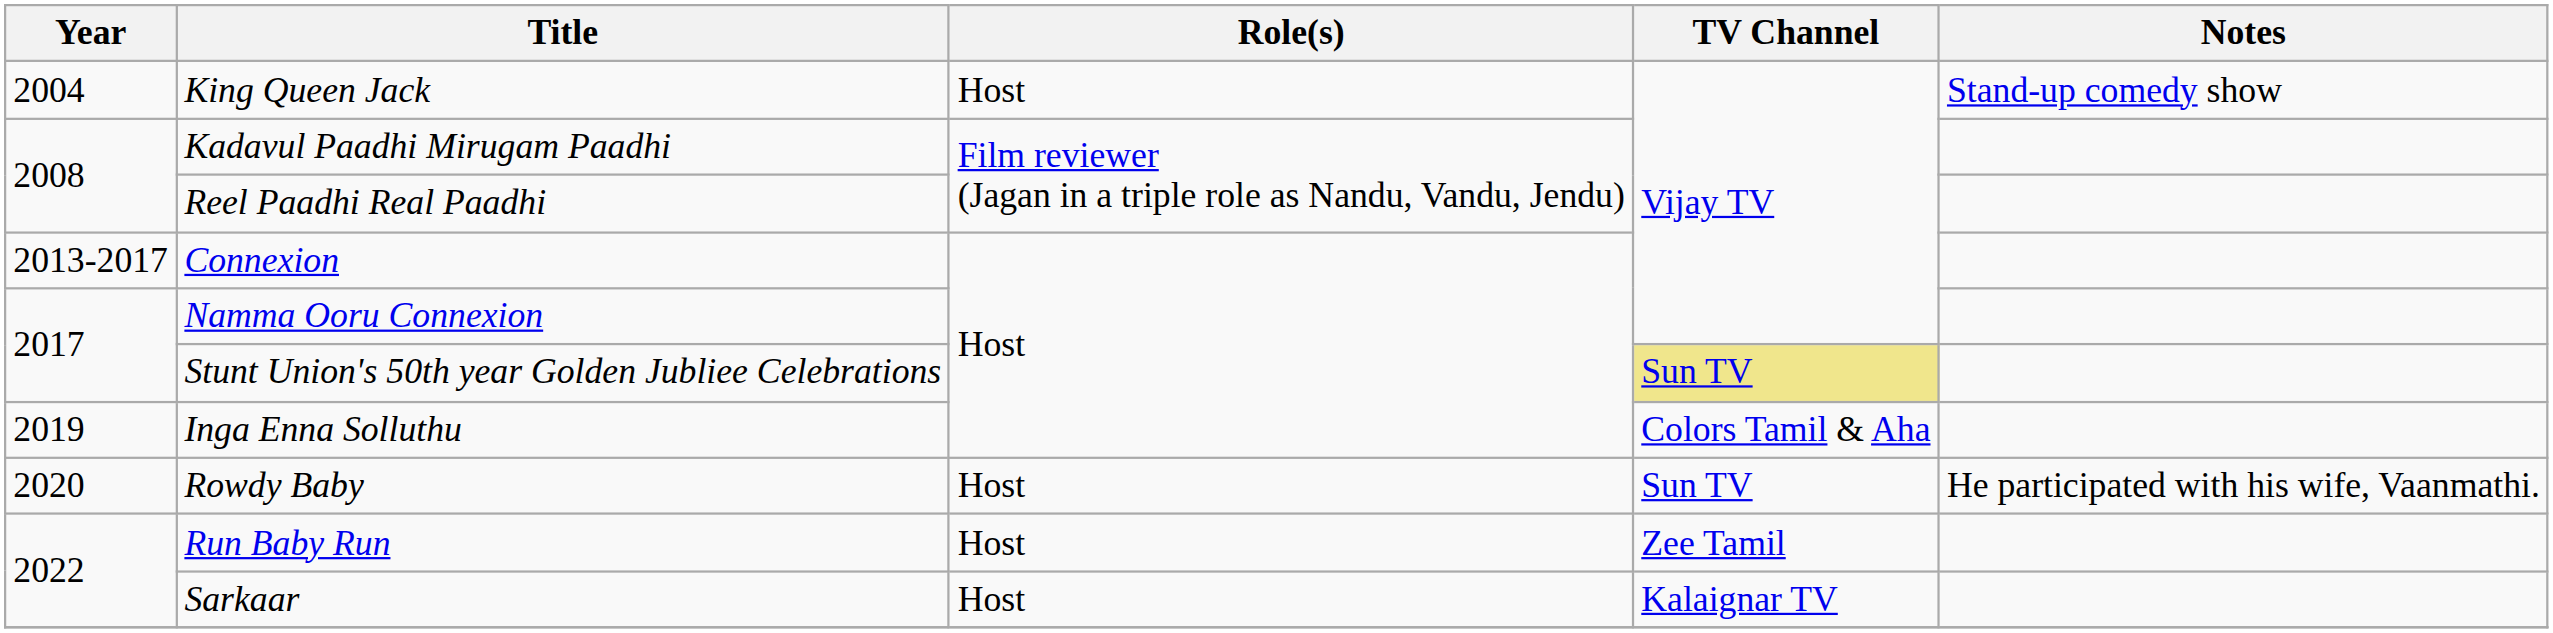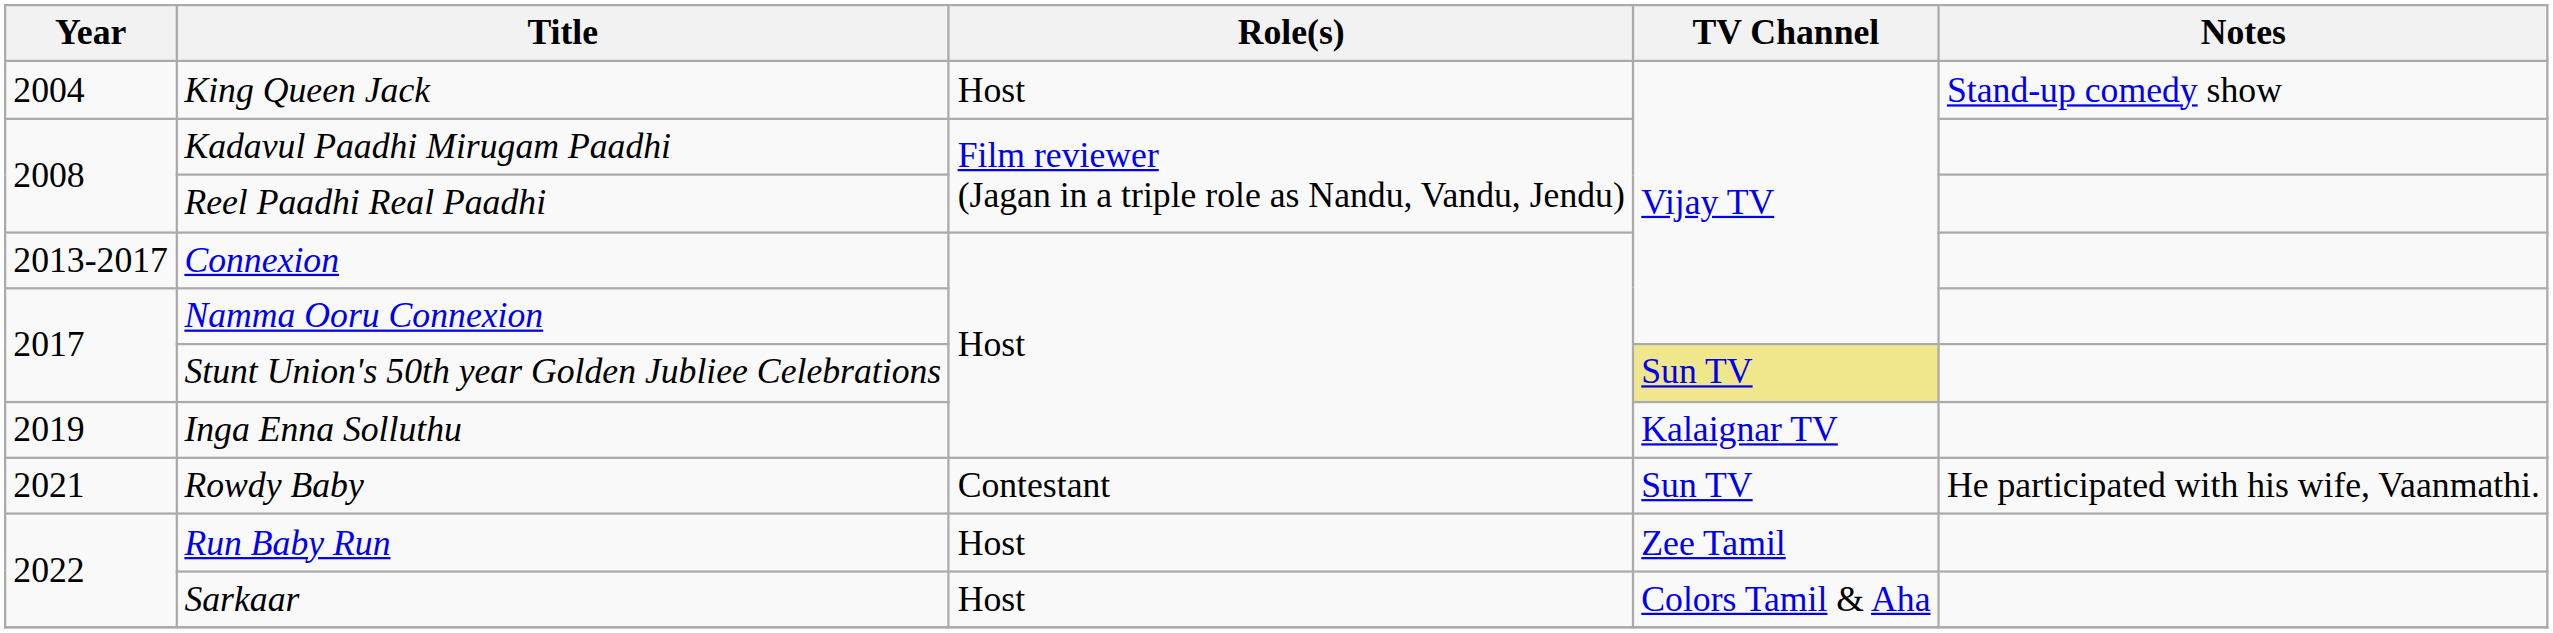(1786, 428) Colors Tamil & Aha -> (1740, 428) Kalaignar TV
(49, 485) 2020 -> (49, 485) 2021
(991, 485) Host -> (1034, 485) Contestant
(1740, 598) Kalaignar TV -> (1786, 598) Colors Tamil & Aha
